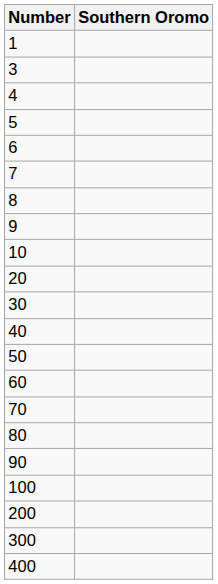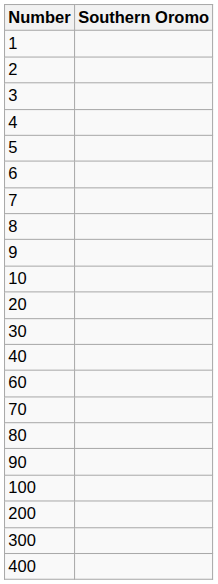+ row: (13, 69)
- row: (17, 357)
